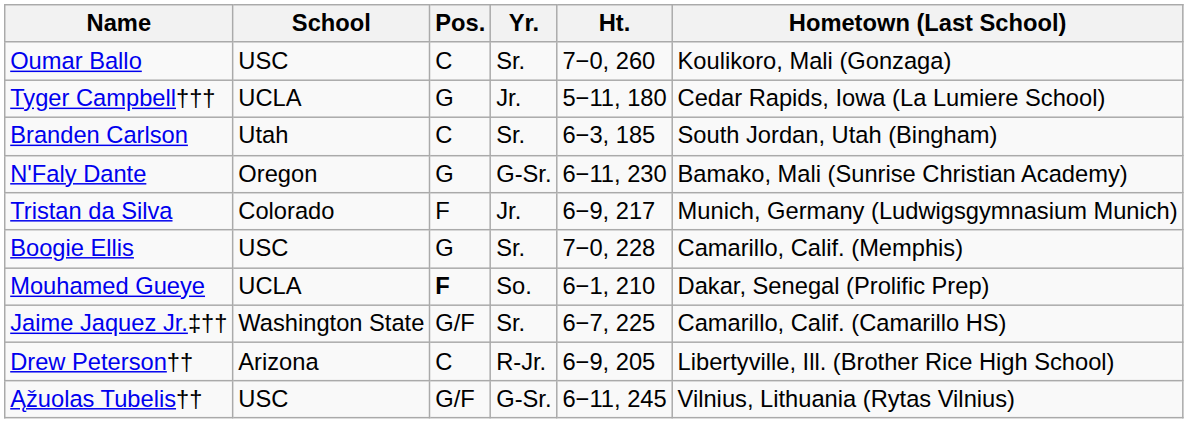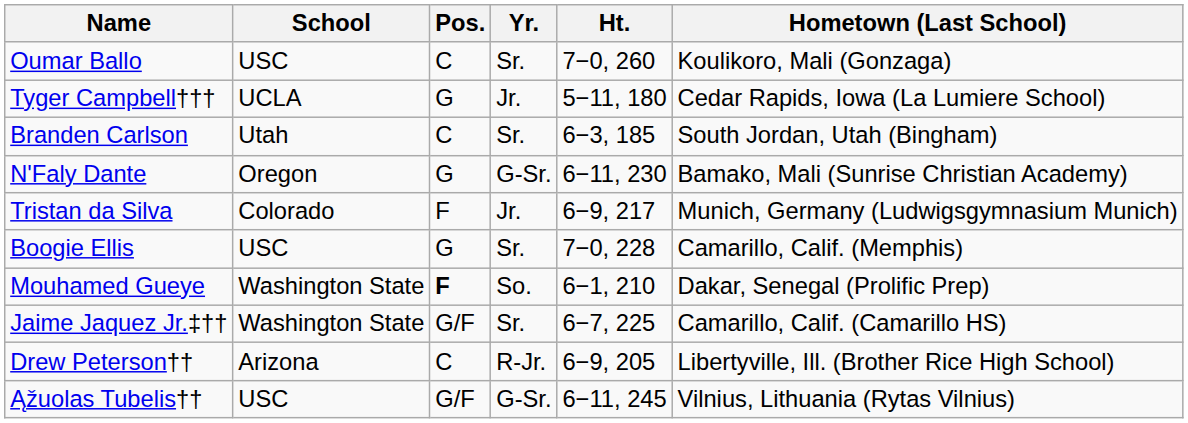(270, 286) UCLA -> (331, 286) Washington State
